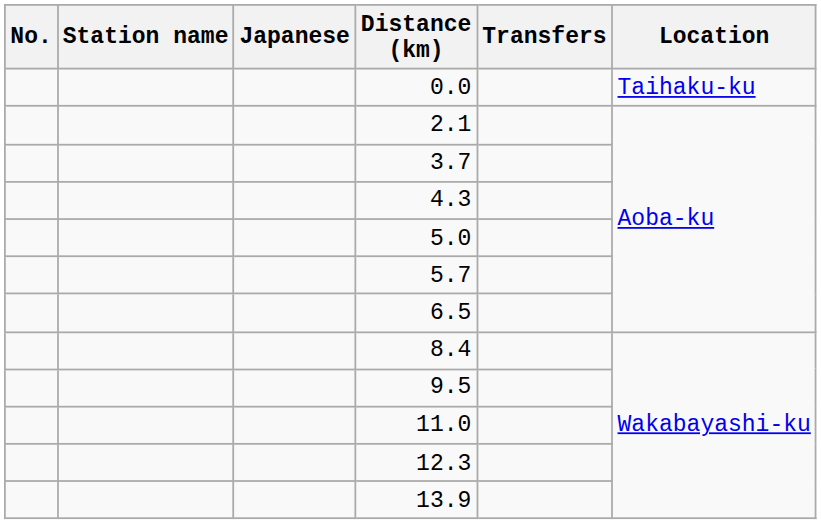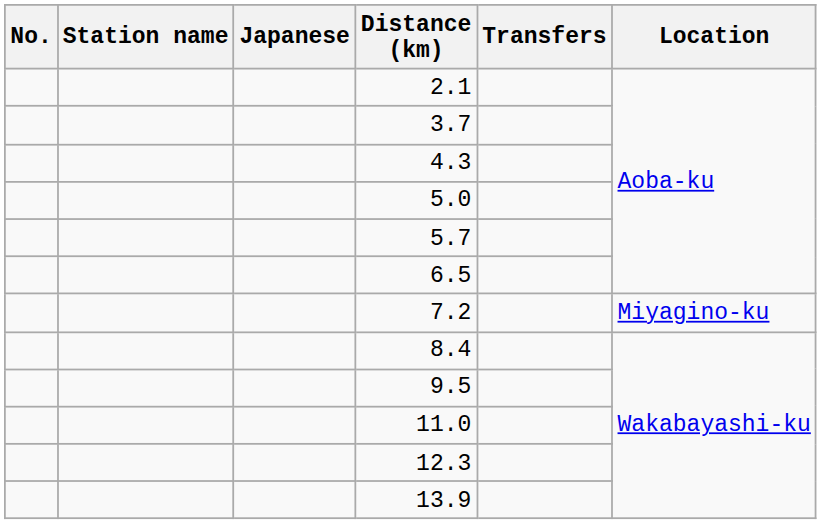- row: (451, 88)
+ row: (451, 313)
